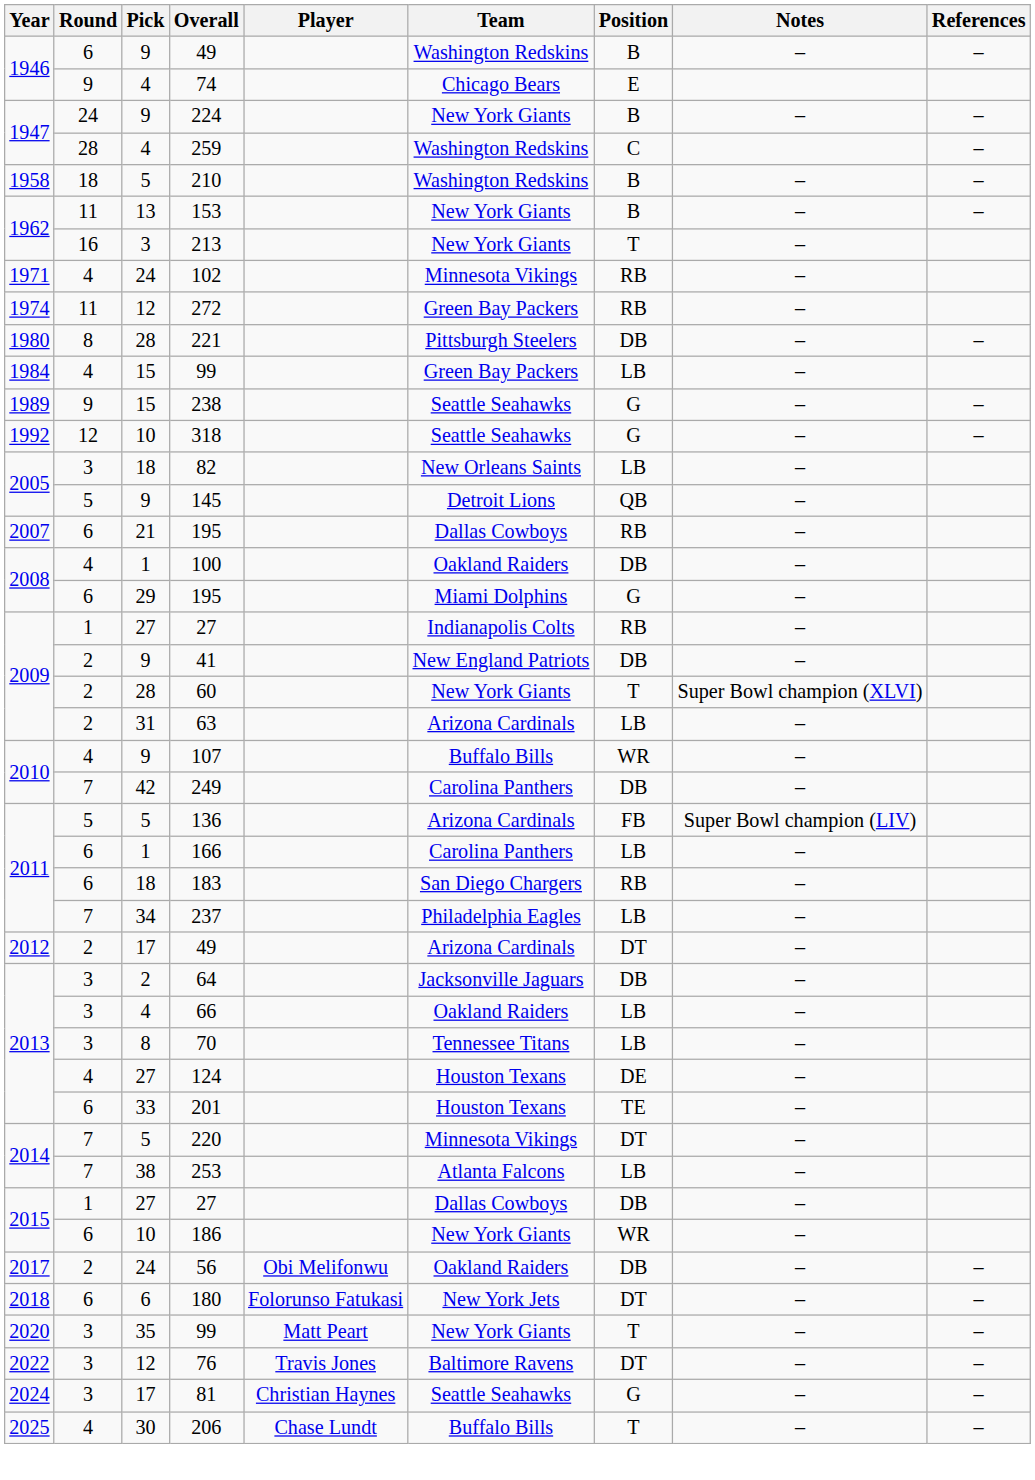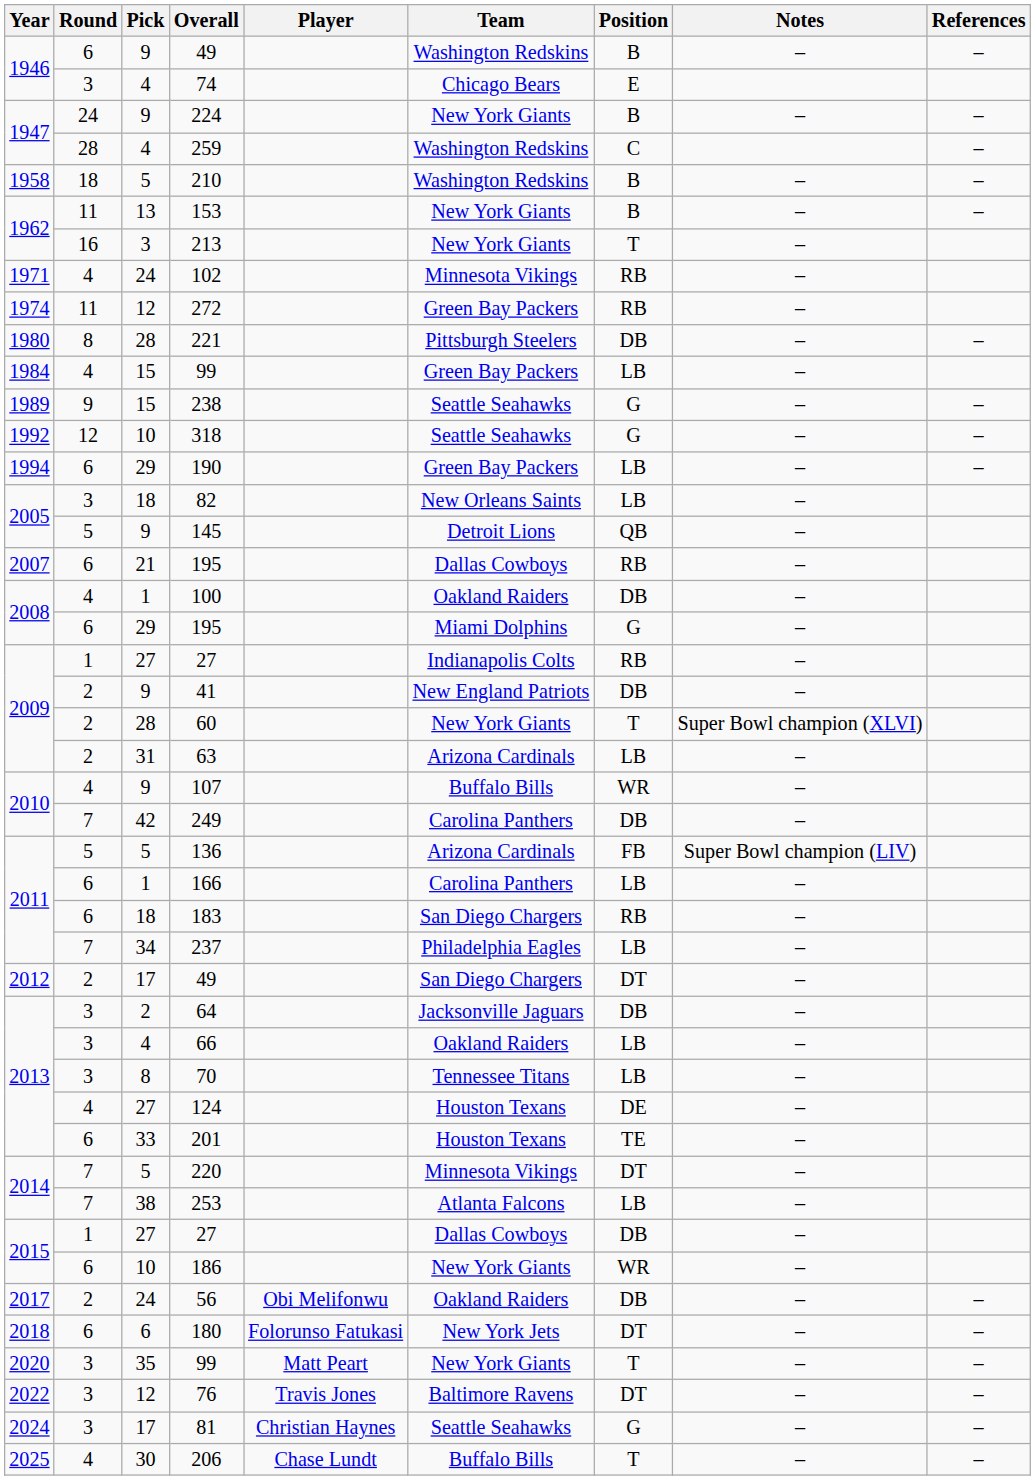(88, 84) 9 -> (88, 84) 3
+ row: (29, 468)
(501, 947) Arizona Cardinals -> (501, 979) San Diego Chargers
